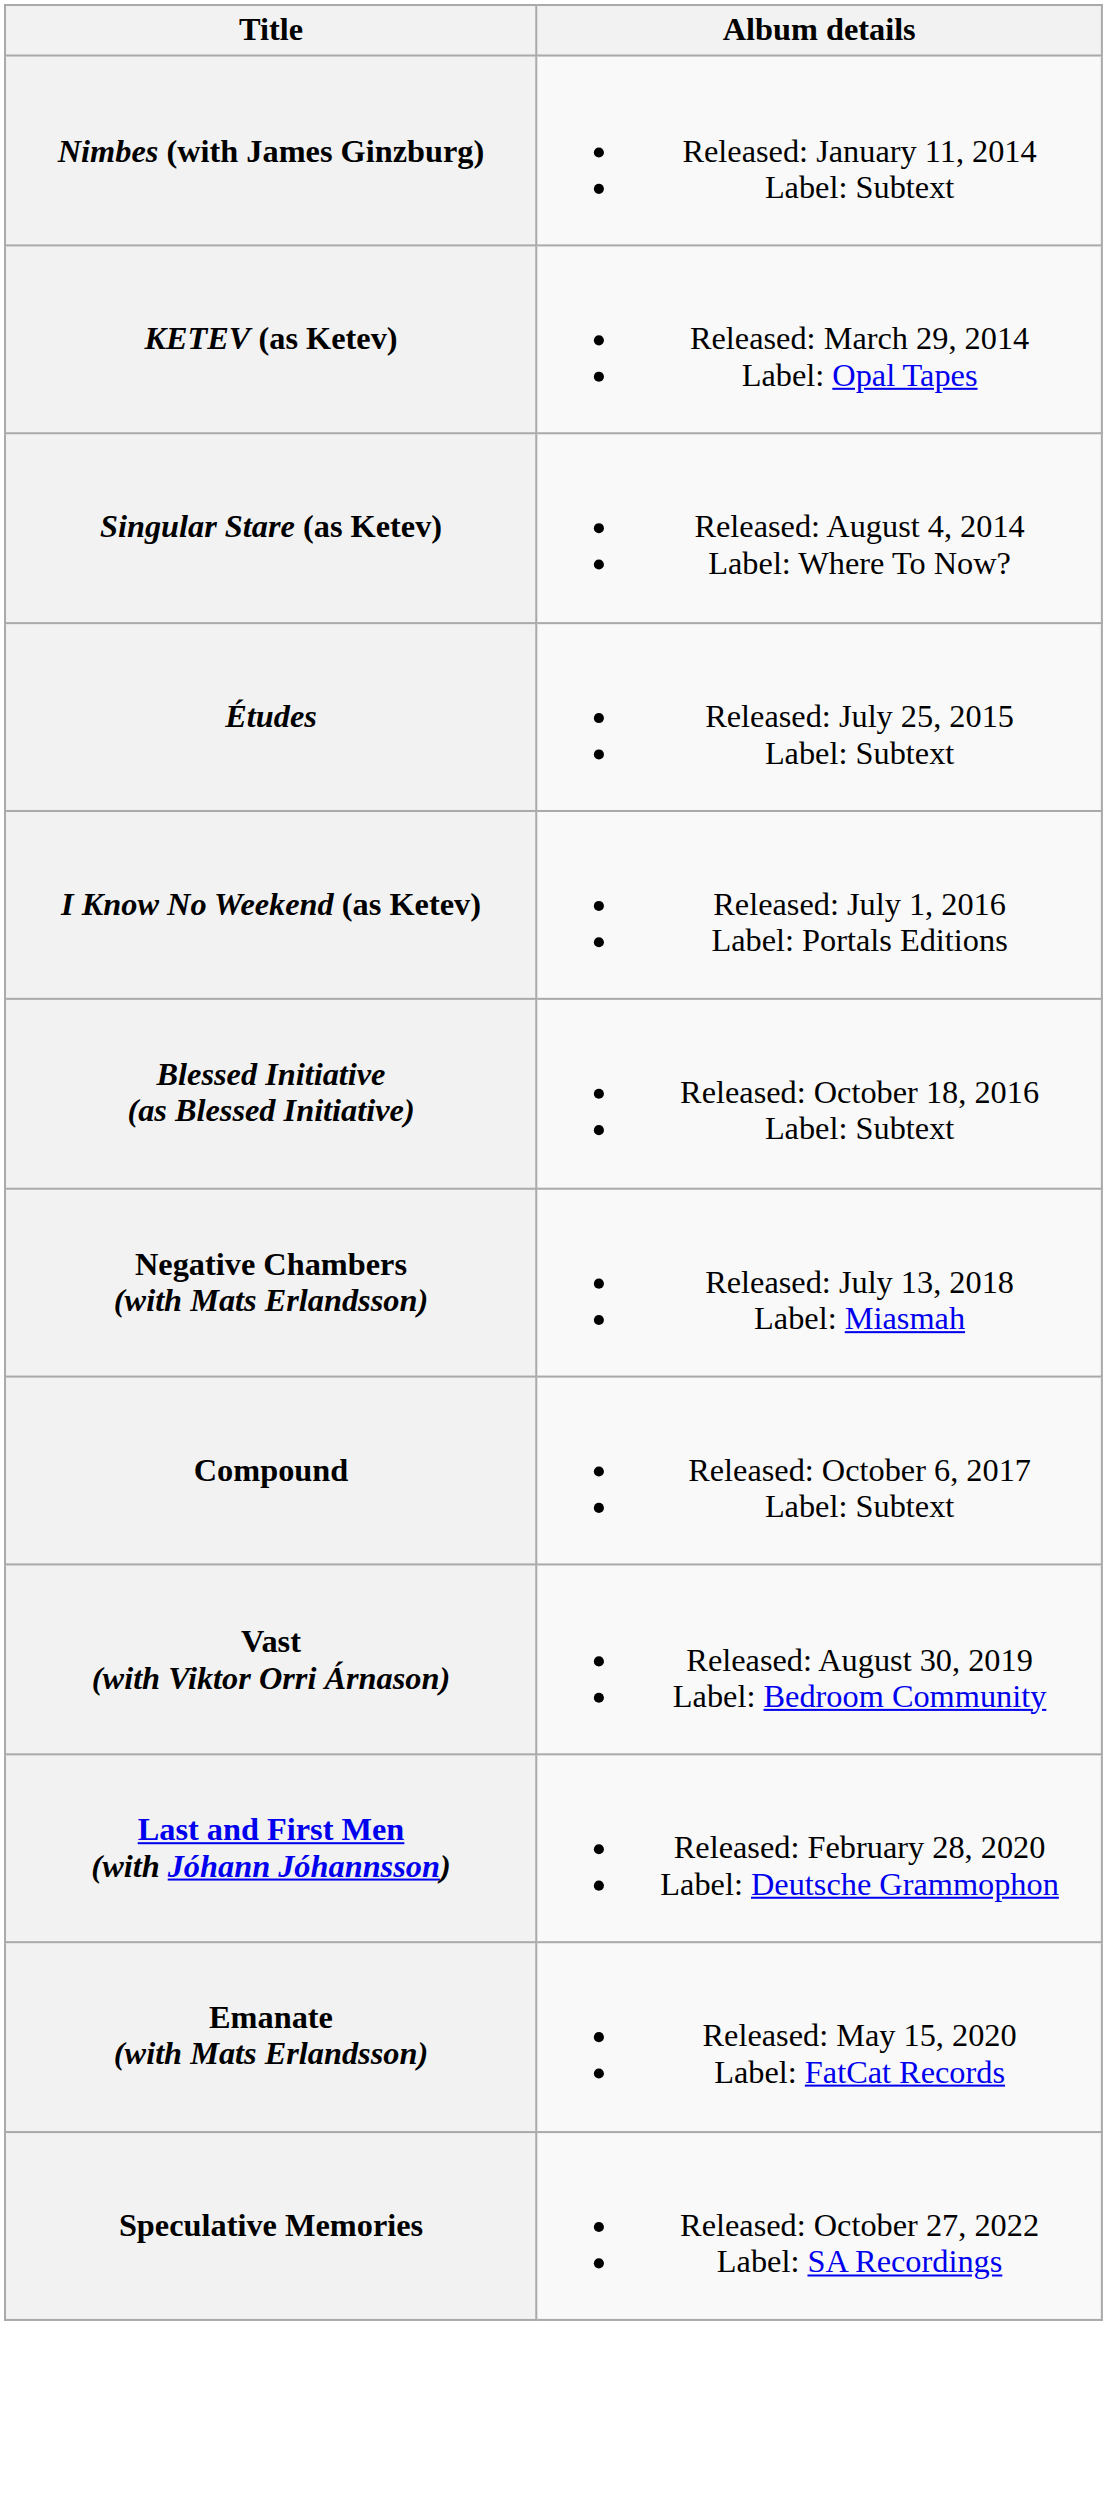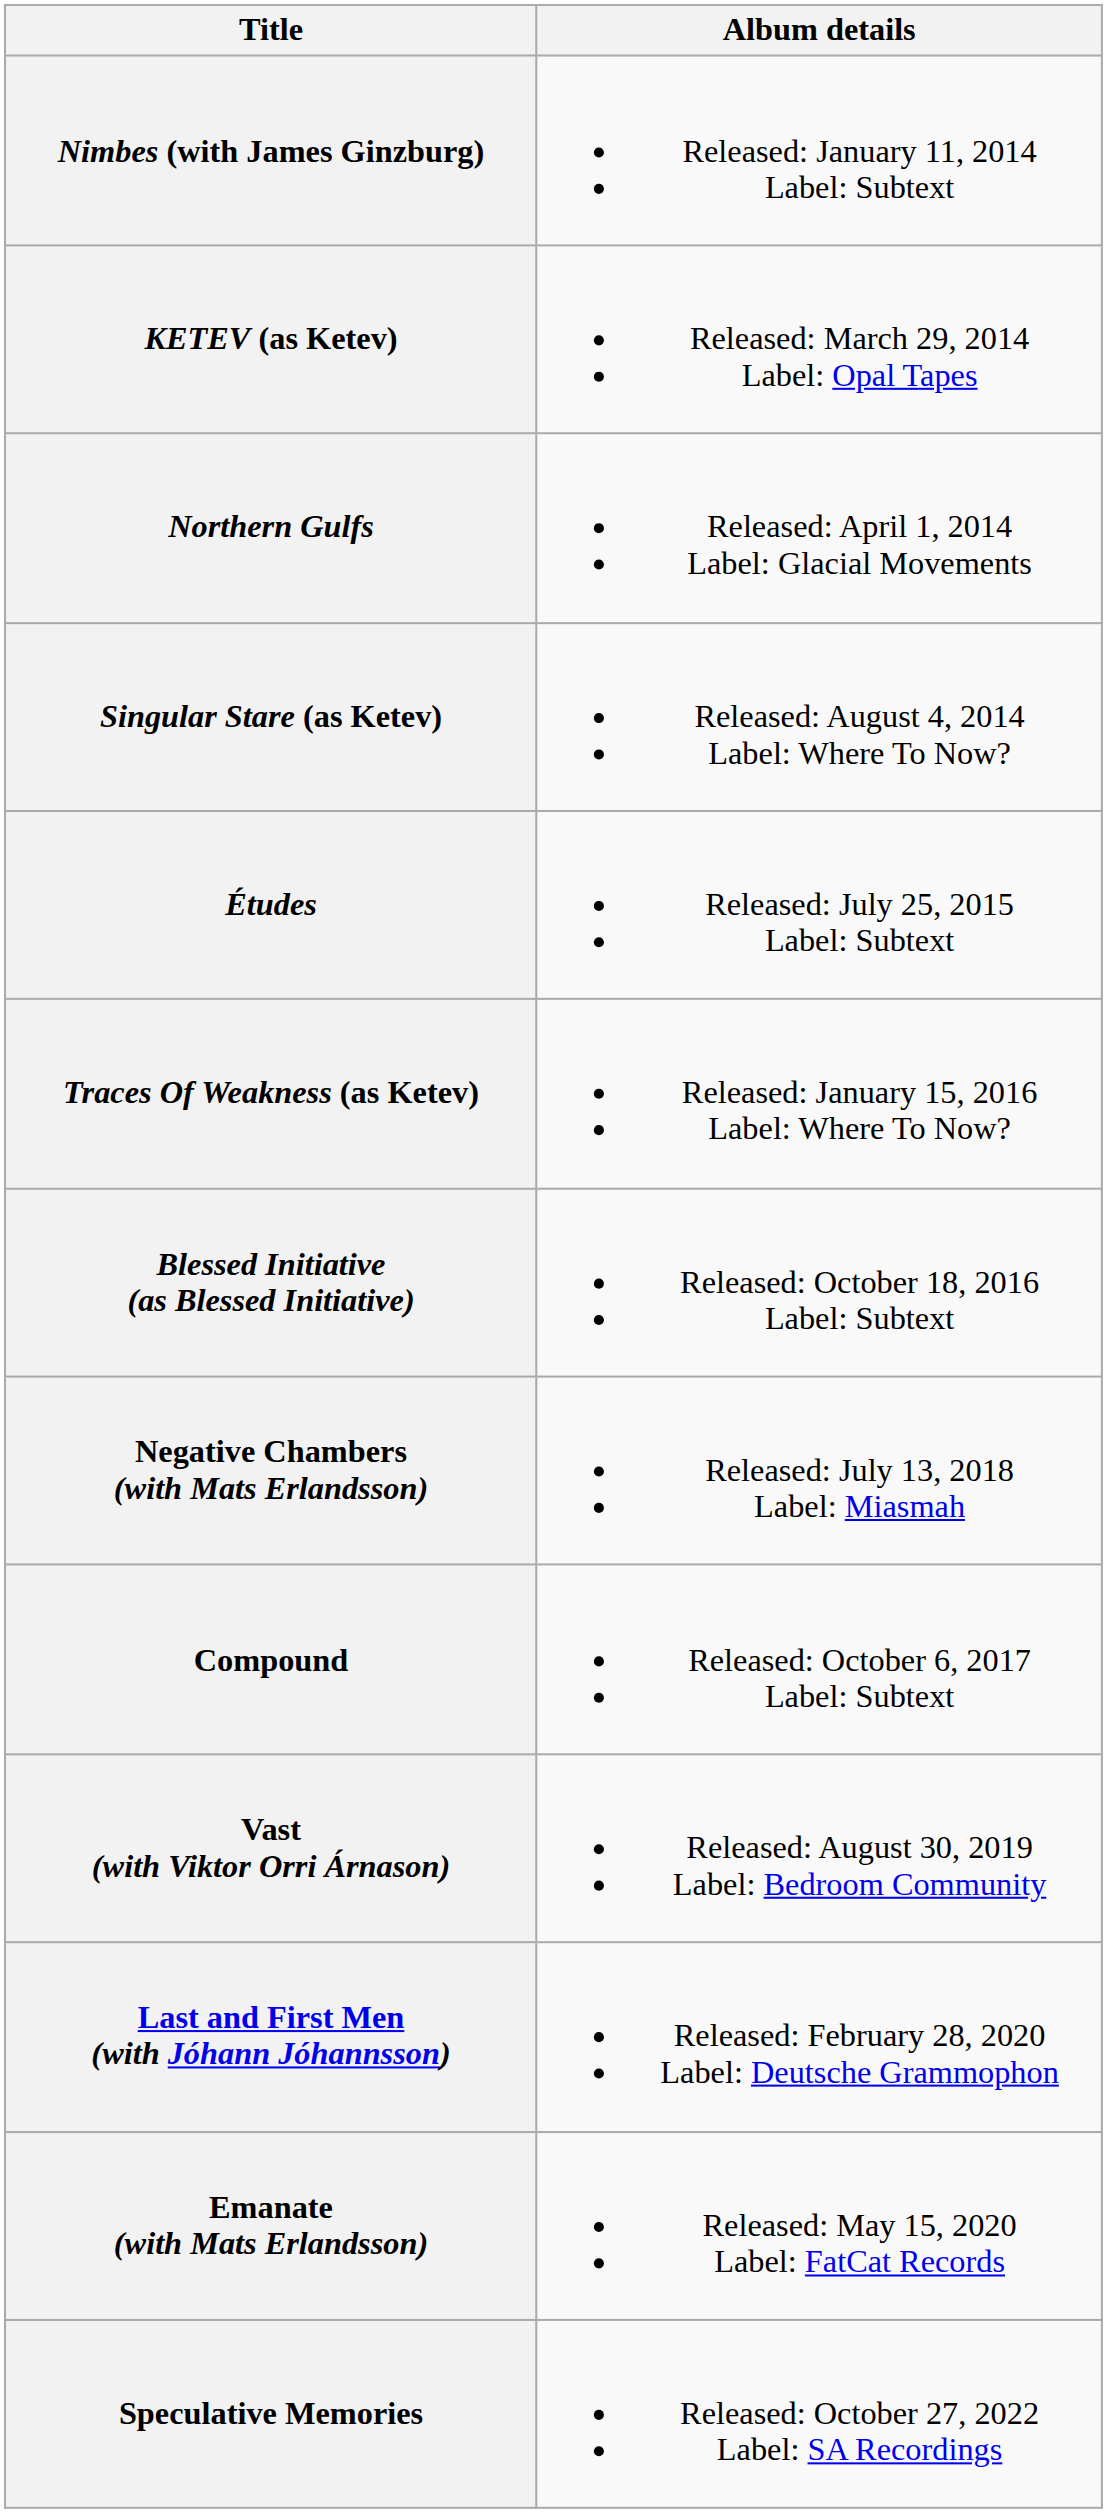+ row: (271, 527)
+ row: (271, 1093)
- row: (271, 904)
